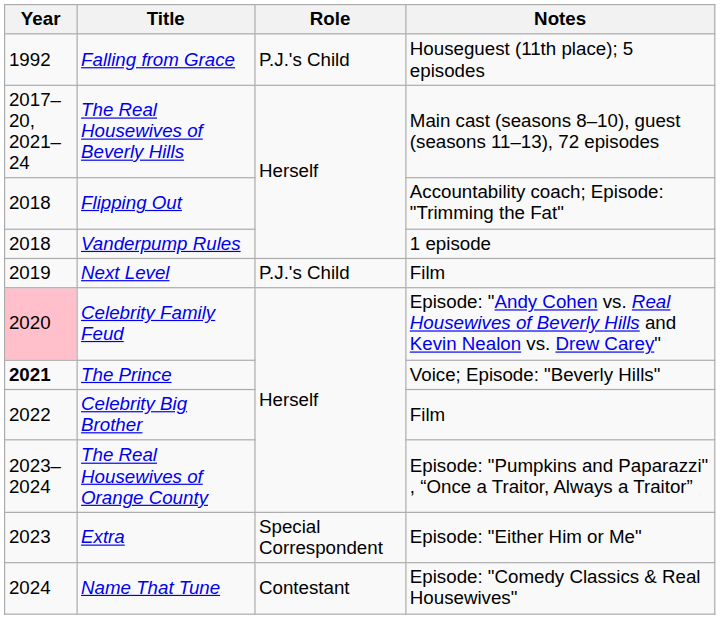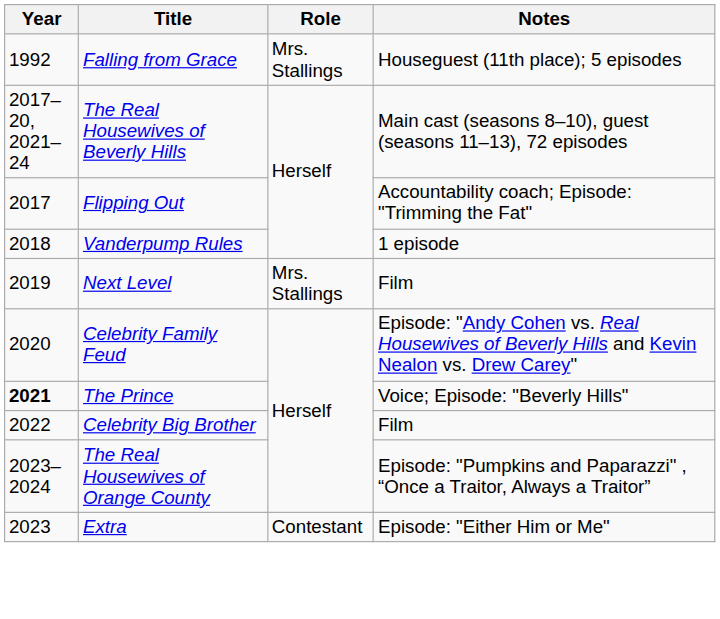(304, 59) P.J.'s Child -> (307, 59) Mrs. Stallings
(30, 203) 2018 -> (30, 203) 2017
(304, 273) P.J.'s Child -> (307, 283) Mrs. Stallings
(30, 323) pink background -> (30, 344) no background
(321, 537) Special Correspondent -> (317, 526) Contestant
- row: (151, 588)
